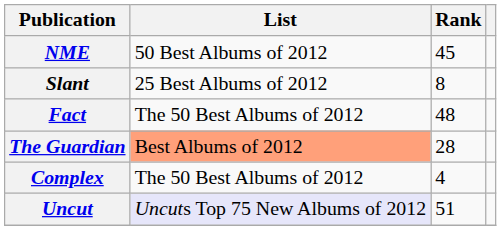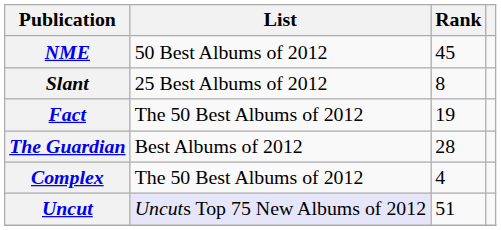(445, 114) 48 -> (445, 114) 19
(219, 146) lightsalmon background -> (219, 146) no background
